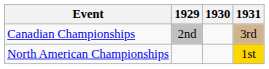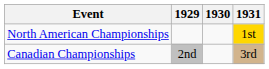rows swapped: (88, 53) <-> (71, 34)
